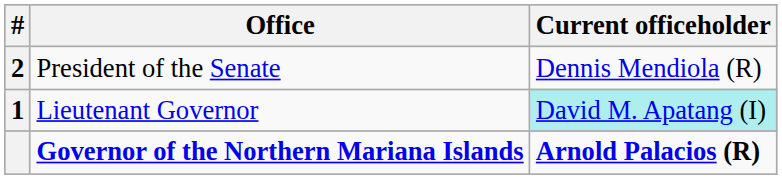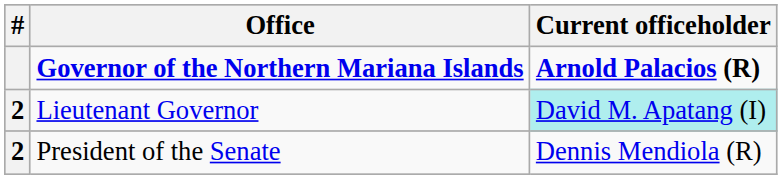rows swapped: (280, 151) <-> (159, 67)
(18, 109) 1 -> (18, 109) 2
